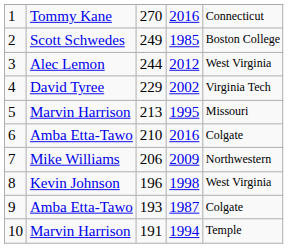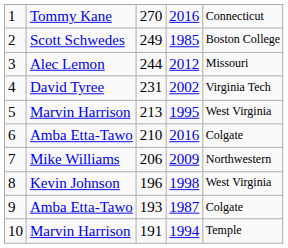(239, 64) West Virginia -> (227, 64) Missouri
(151, 87) 229 -> (151, 87) 231
(227, 111) Missouri -> (239, 111) West Virginia
